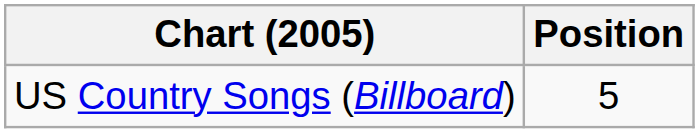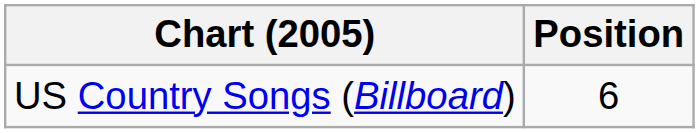(609, 95) 5 -> (609, 95) 6
